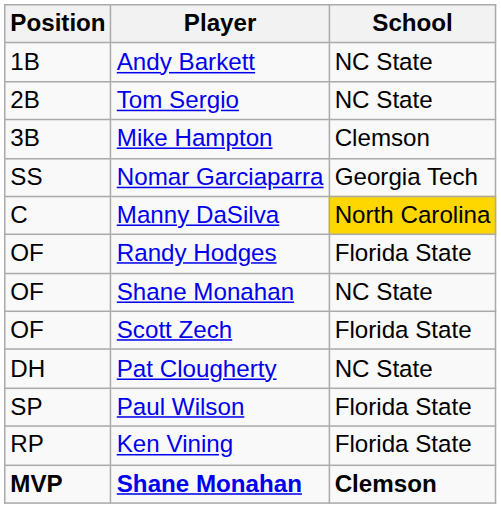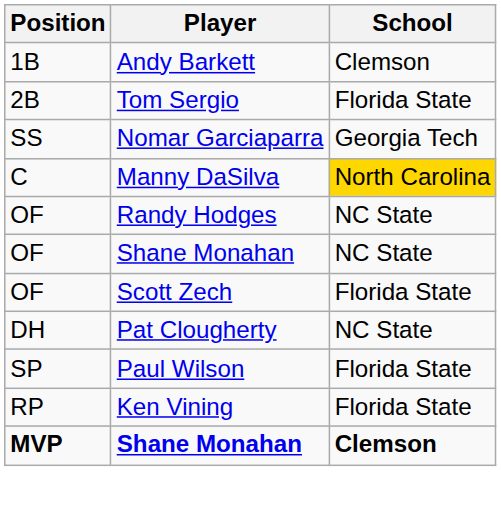(384, 61) NC State -> (382, 61) Clemson
(384, 100) NC State -> (403, 100) Florida State
- row: (25, 138)
(403, 253) Florida State -> (384, 215) NC State
